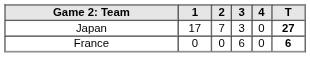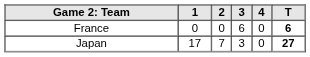rows swapped: (91, 28) <-> (91, 43)
